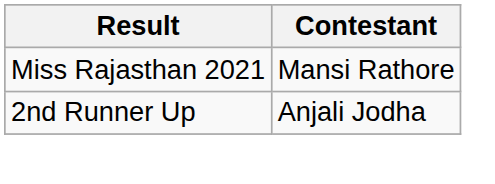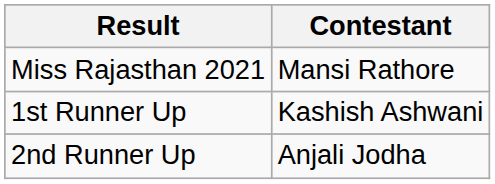+ row: (99, 112)
